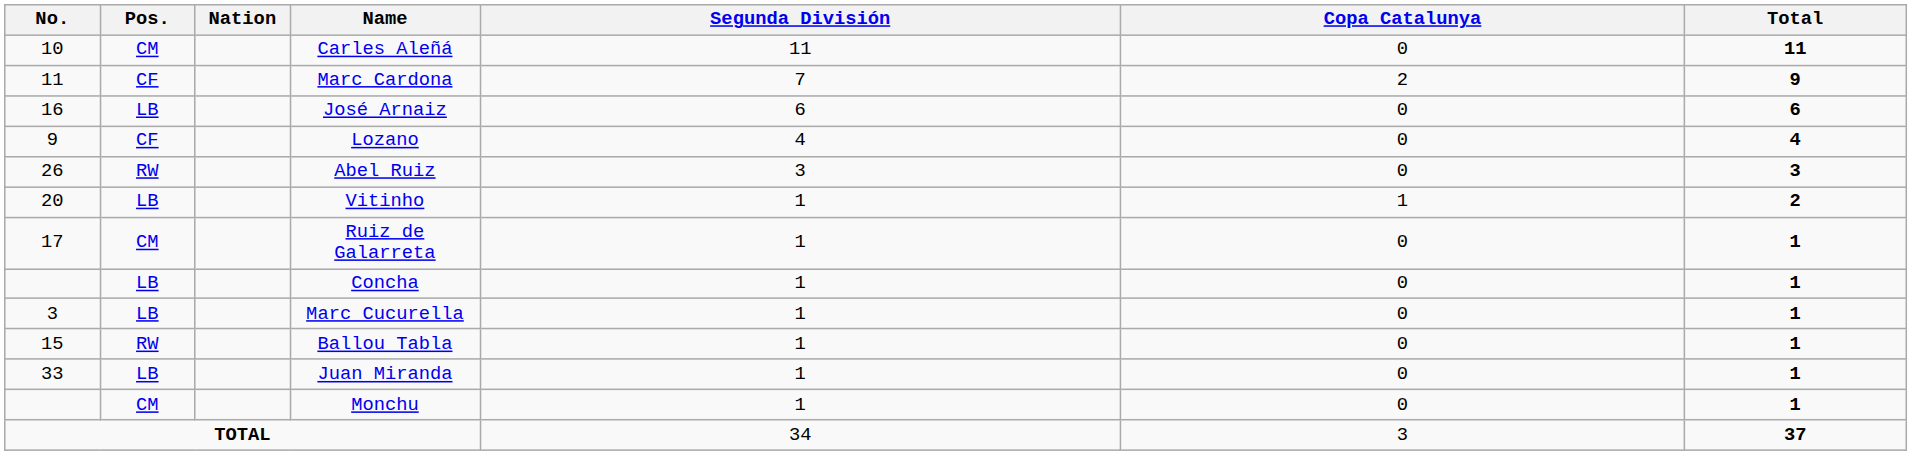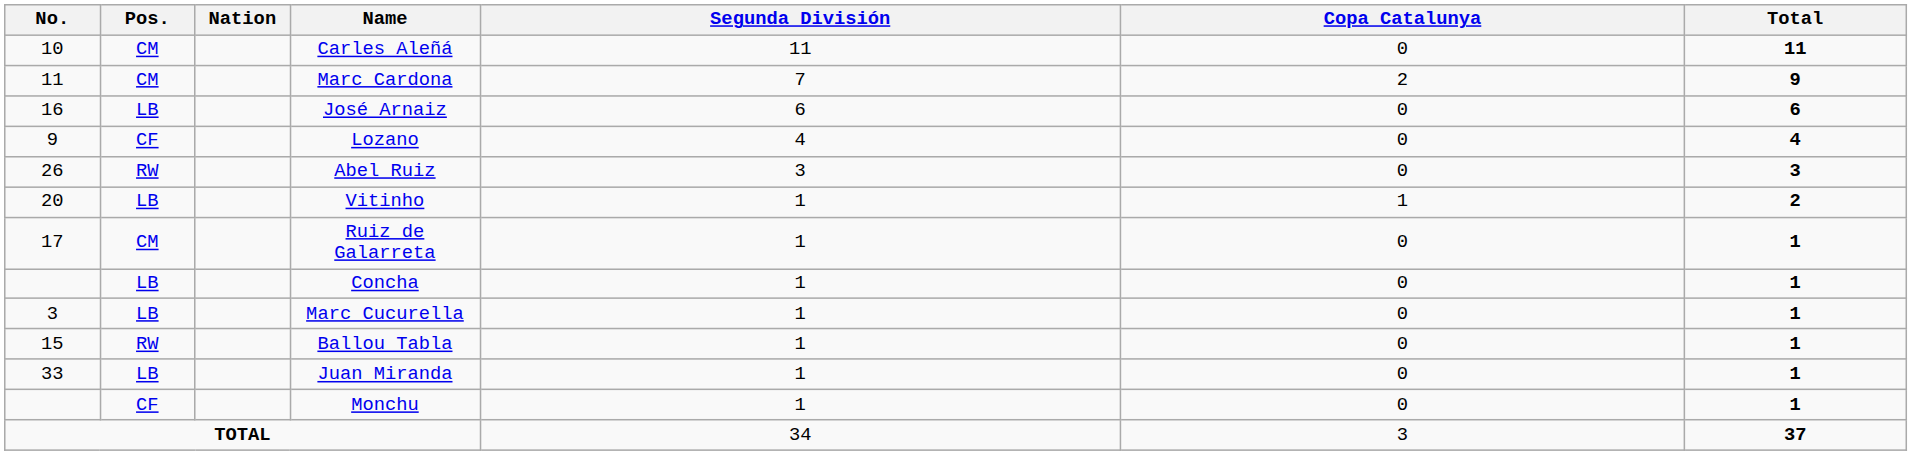(147, 81) CF -> (147, 81) CM
(147, 405) CM -> (147, 405) CF
